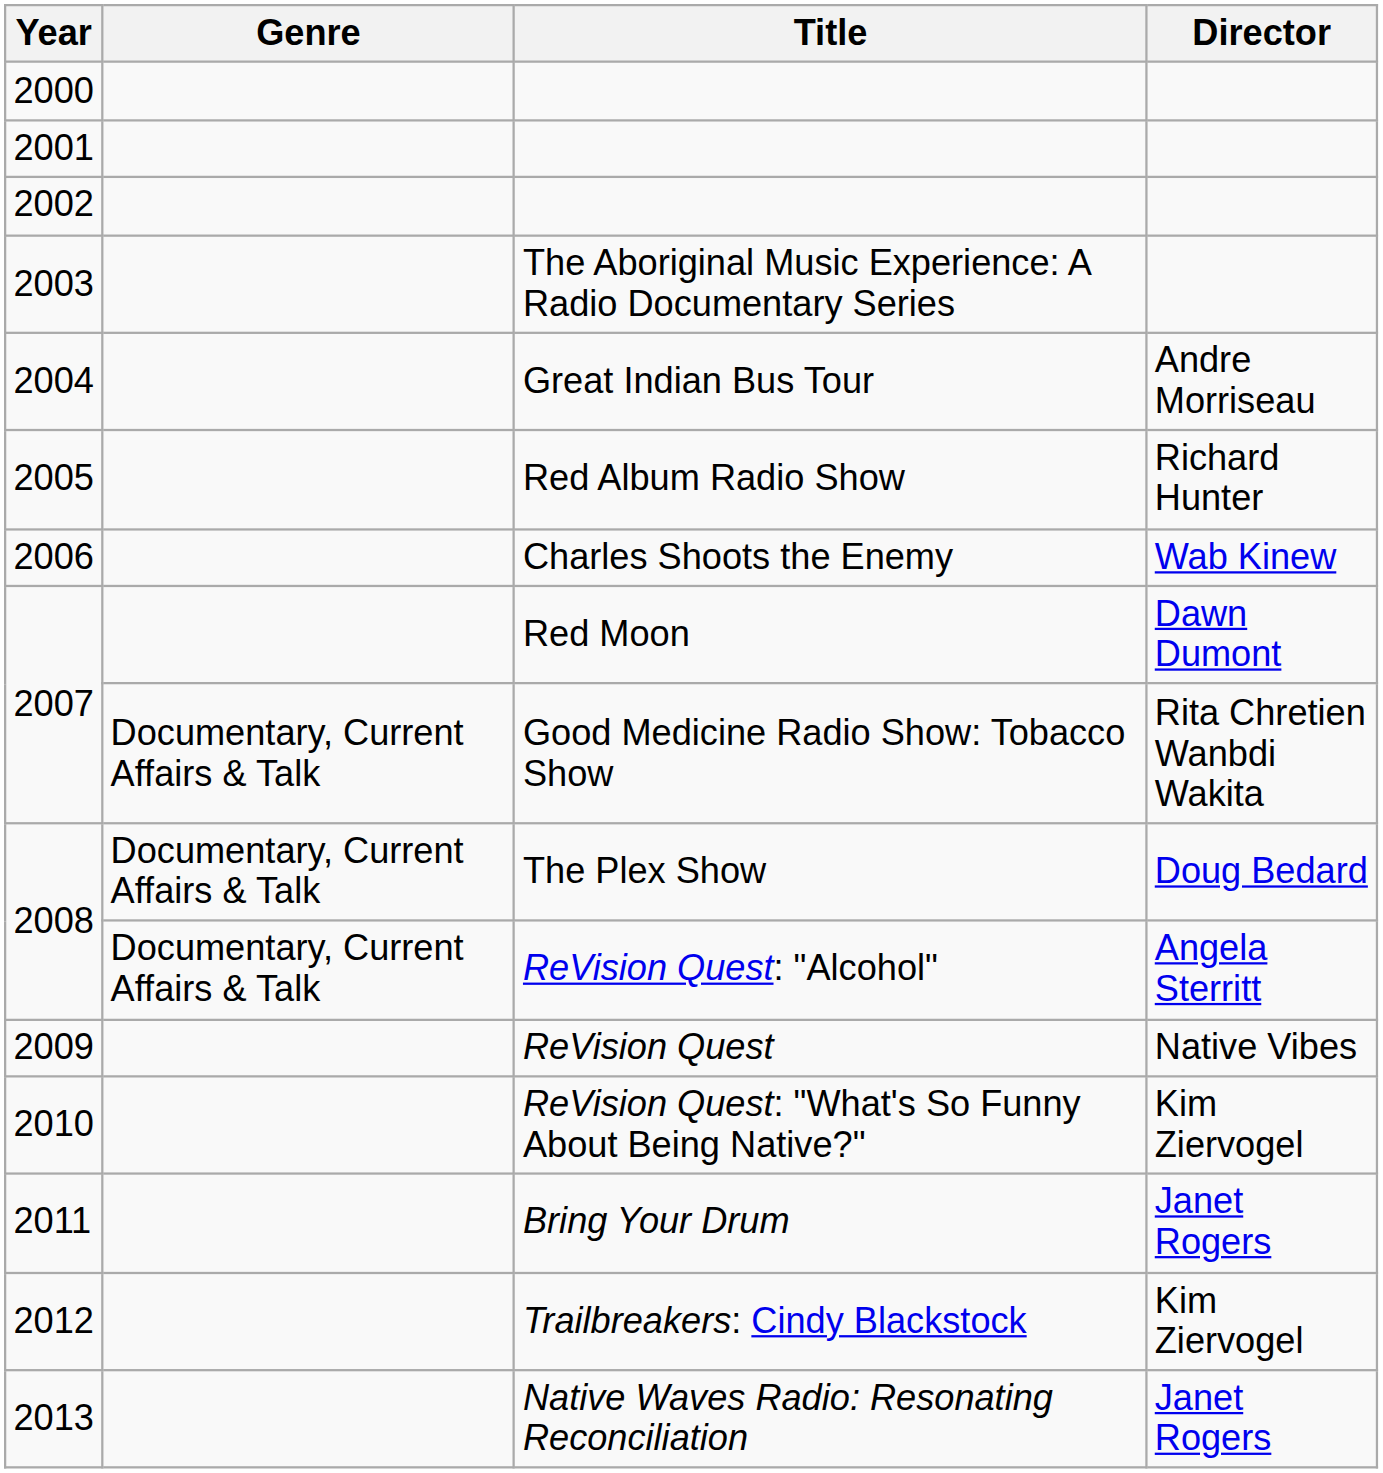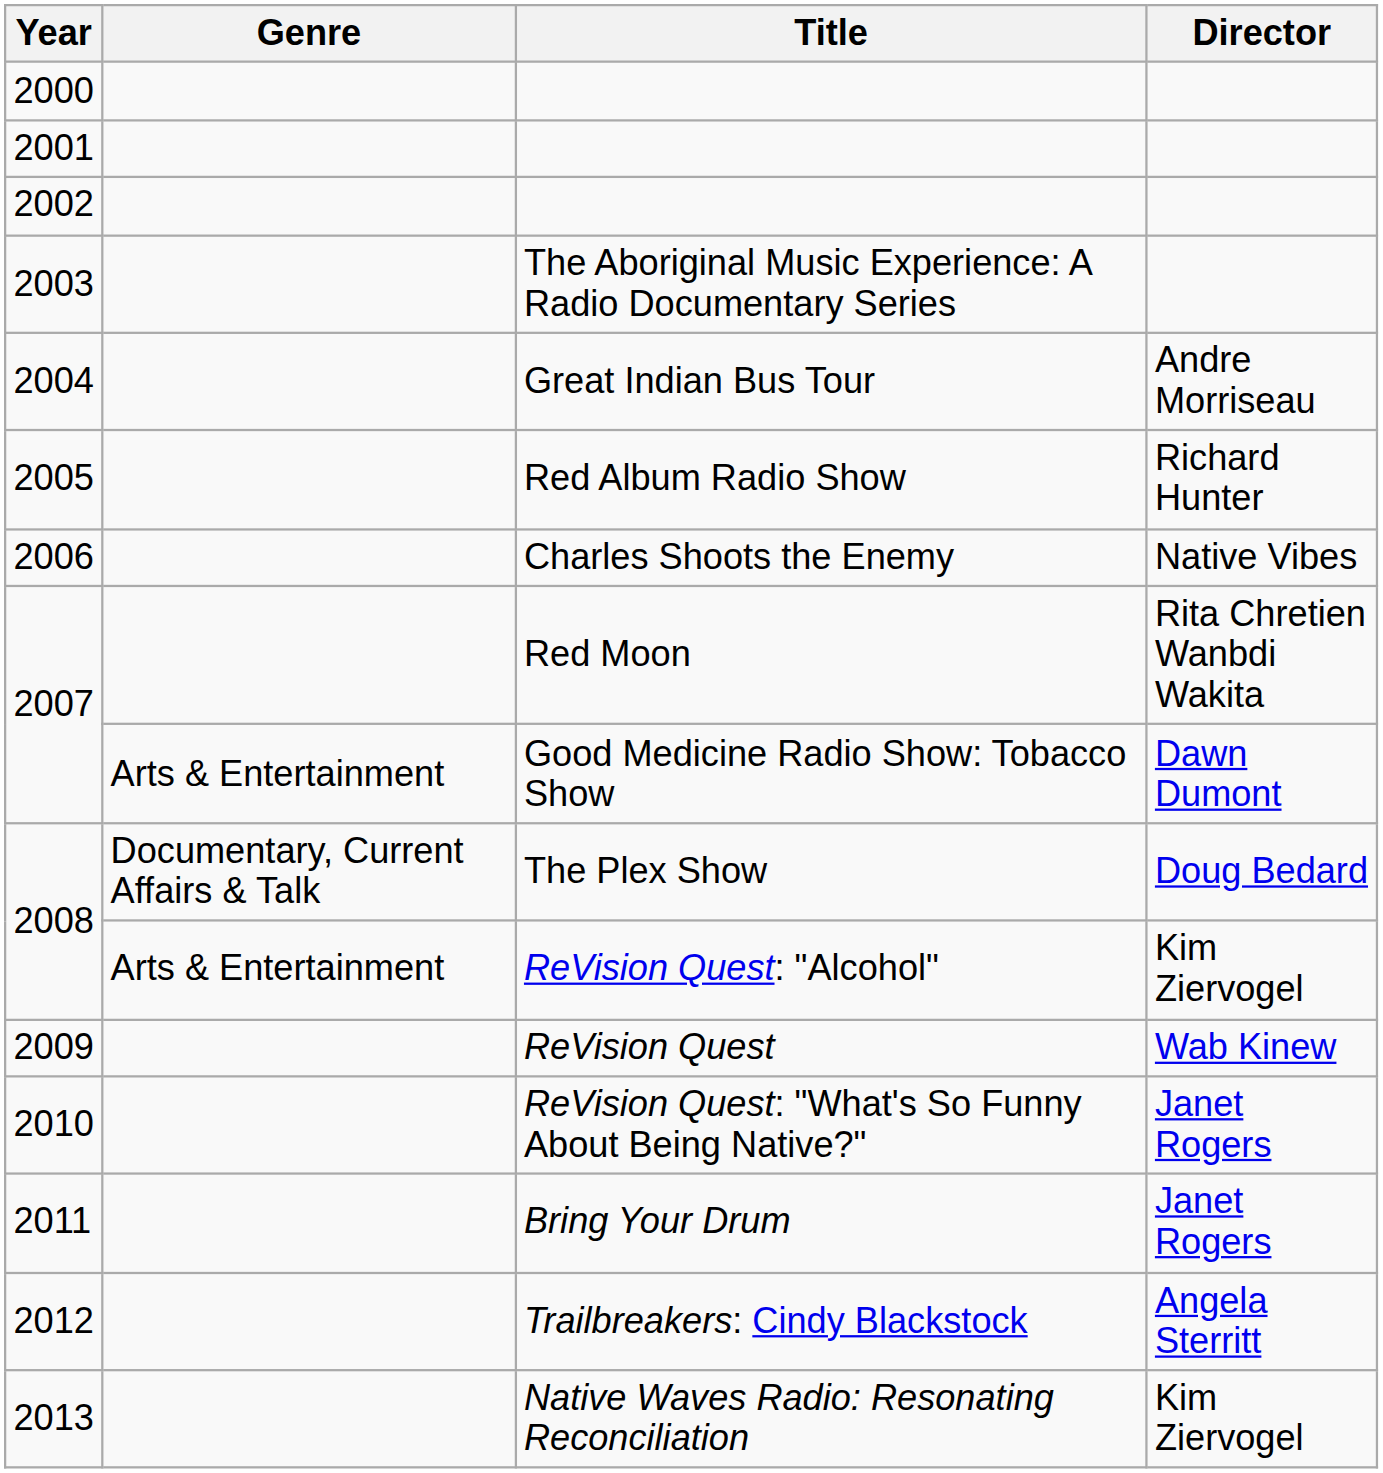(1246, 556) Wab Kinew -> (1256, 556) Native Vibes
(1218, 634) Dawn Dumont -> (1260, 654) Rita Chretien Wanbdi Wakita
(287, 752) Documentary, Current Affairs & Talk -> (277, 773) Arts & Entertainment
(1260, 752) Rita Chretien Wanbdi Wakita -> (1218, 773) Dawn Dumont
(287, 969) Documentary, Current Affairs & Talk -> (277, 969) Arts & Entertainment
(1211, 969) Angela Sterritt -> (1229, 969) Kim Ziervogel
(1256, 1046) Native Vibes -> (1246, 1046) Wab Kinew
(1229, 1124) Kim Ziervogel -> (1213, 1124) Janet Rogers
(1229, 1320) Kim Ziervogel -> (1211, 1320) Angela Sterritt
(1213, 1418) Janet Rogers -> (1229, 1418) Kim Ziervogel
